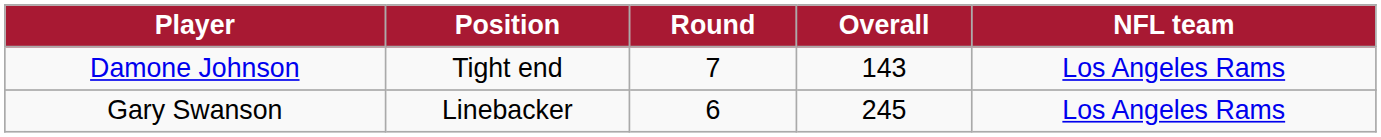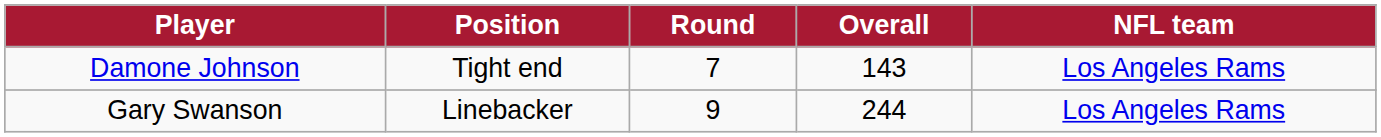(713, 110) 6 -> (713, 110) 9
(884, 110) 245 -> (884, 110) 244
